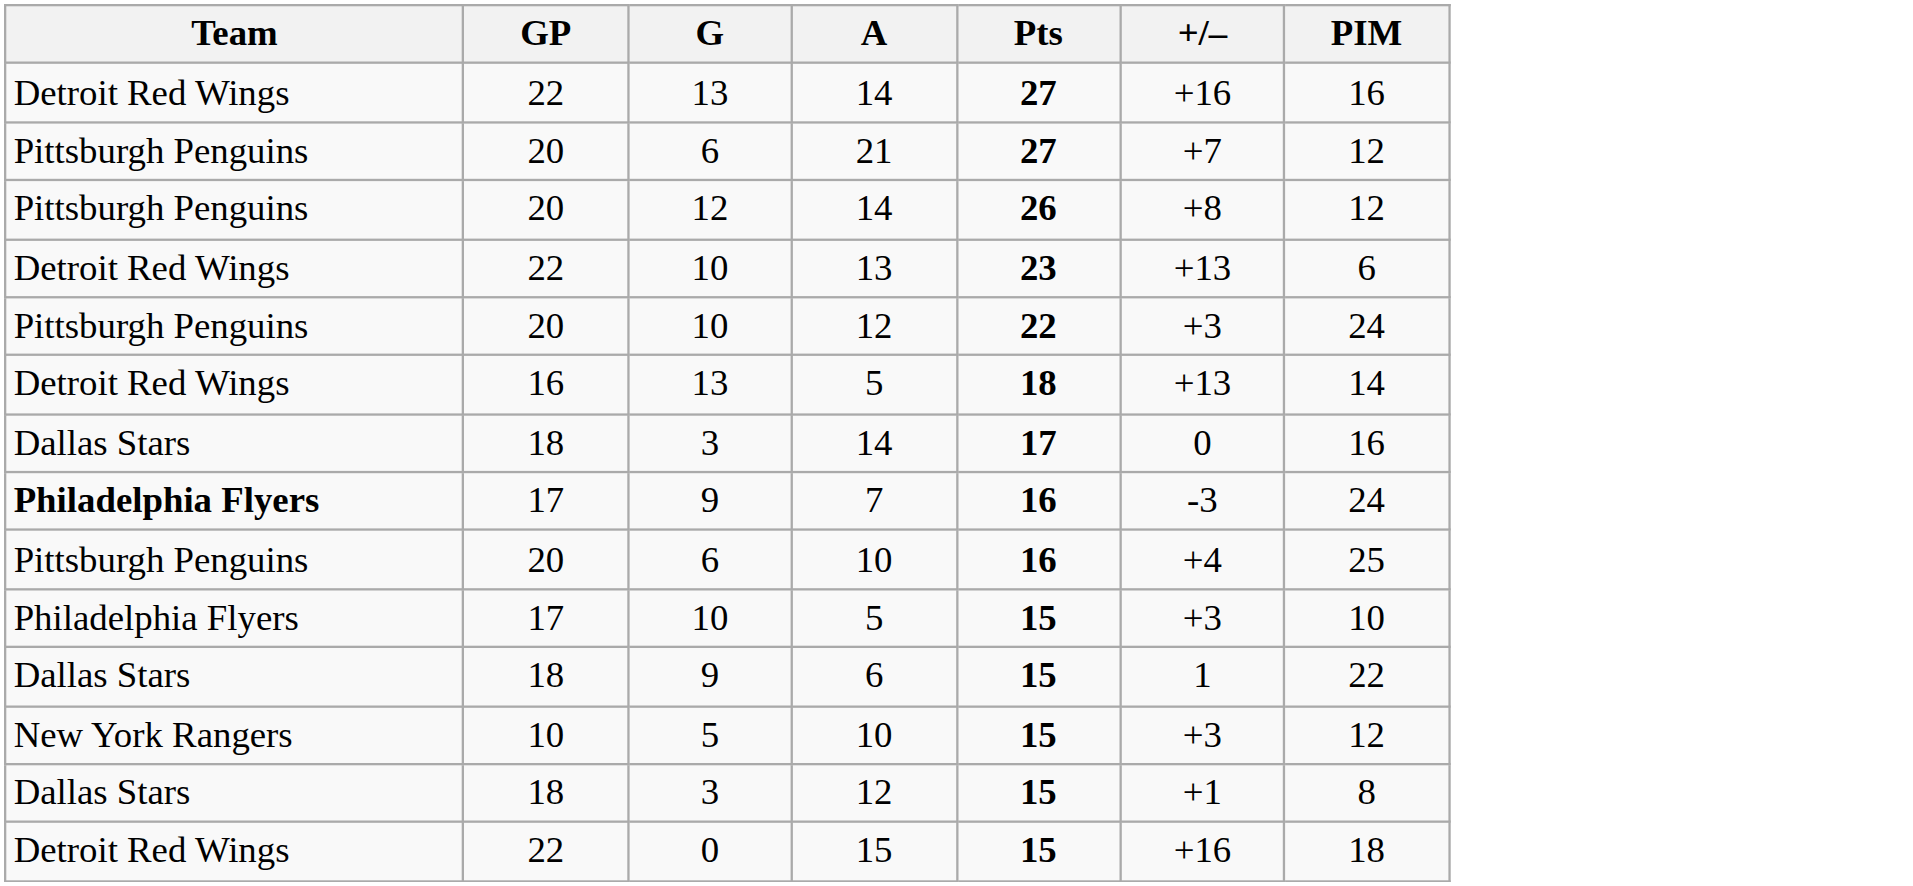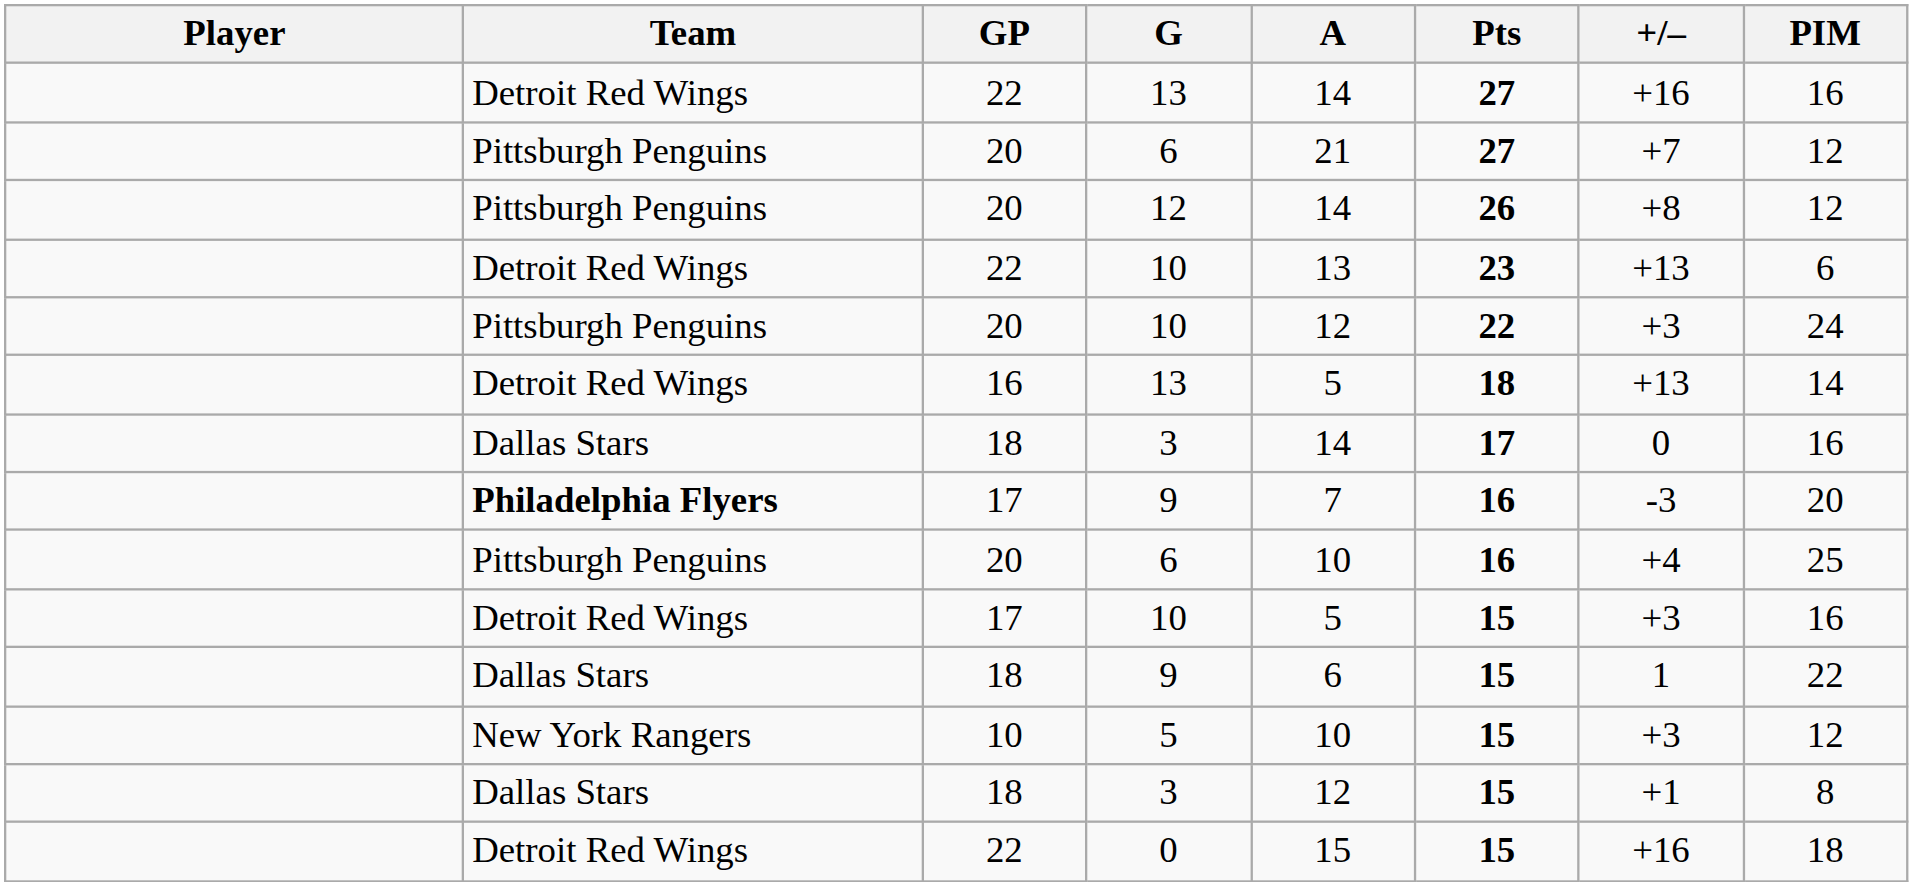+ column: (234, 33)
(1367, 500) 24 -> (1825, 500) 20
(156, 617) Philadelphia Flyers -> (610, 617) Detroit Red Wings
(1367, 617) 10 -> (1825, 617) 16
